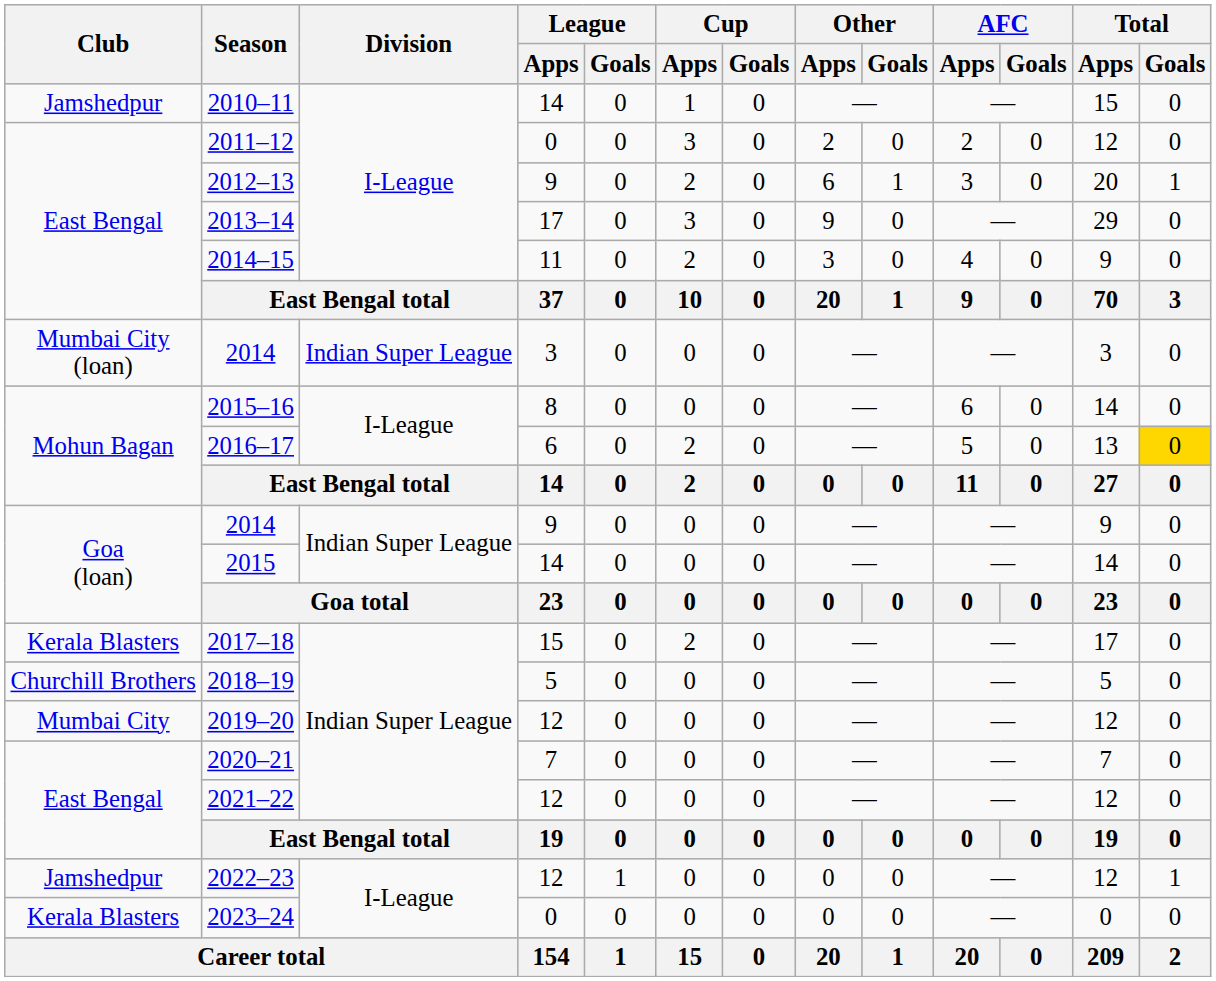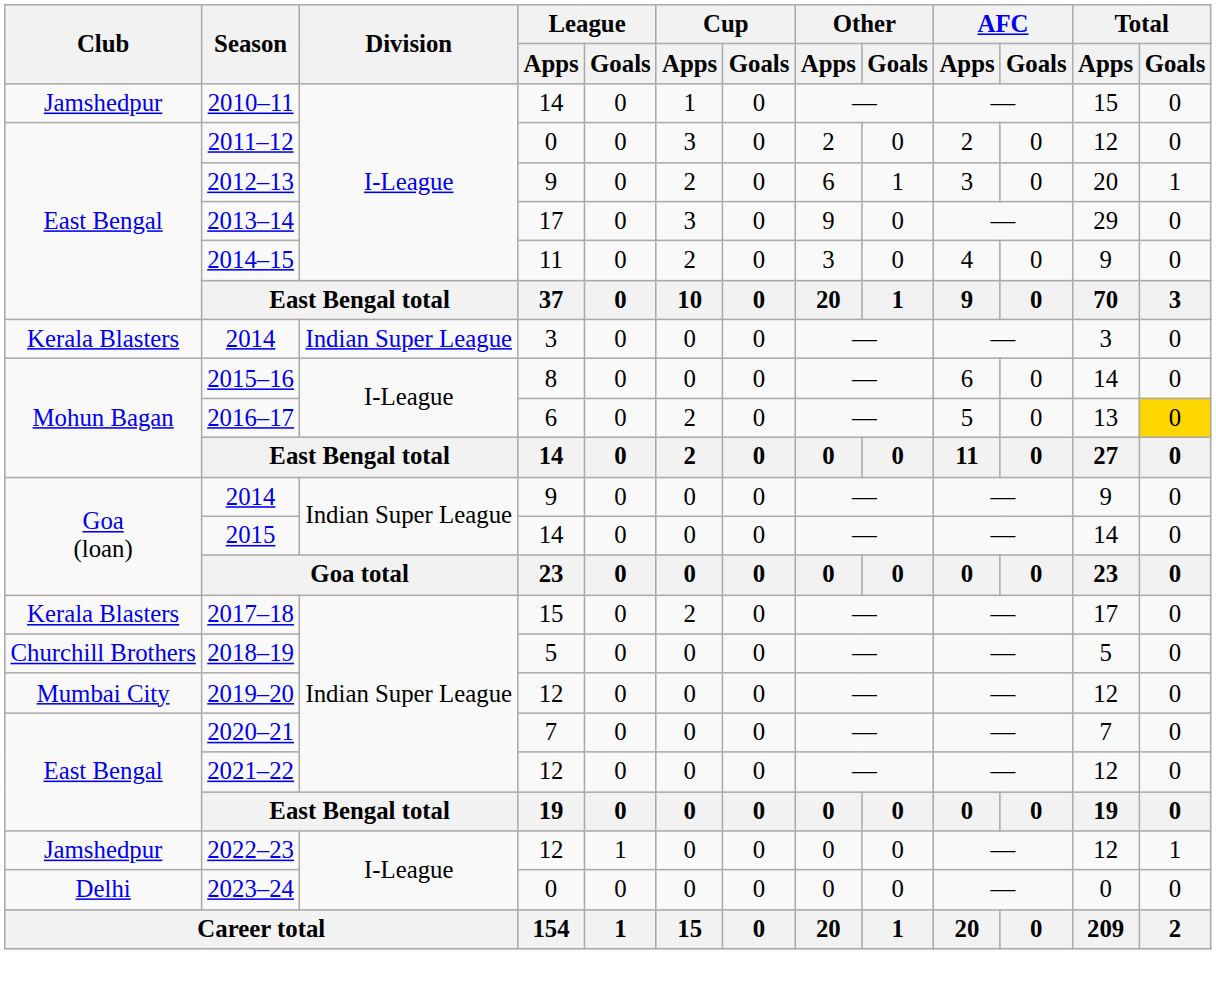(103, 352) Mumbai City (loan) -> (103, 338) Kerala Blasters
(103, 917) Kerala Blasters -> (103, 889) Delhi
